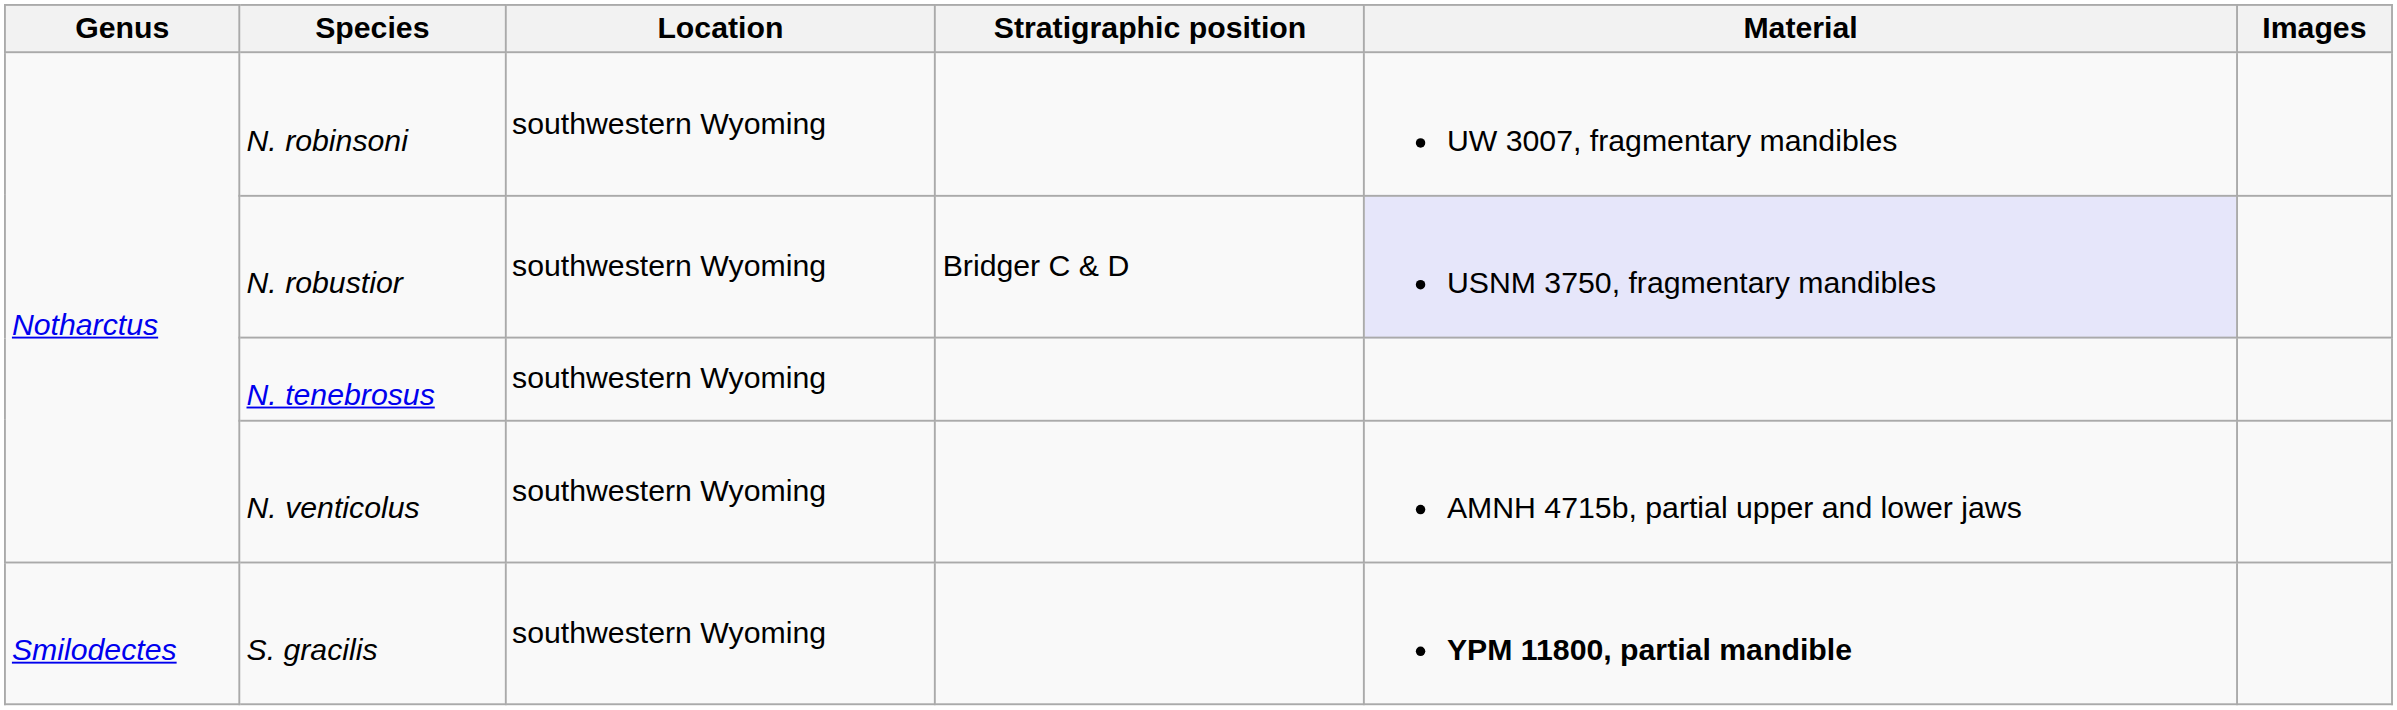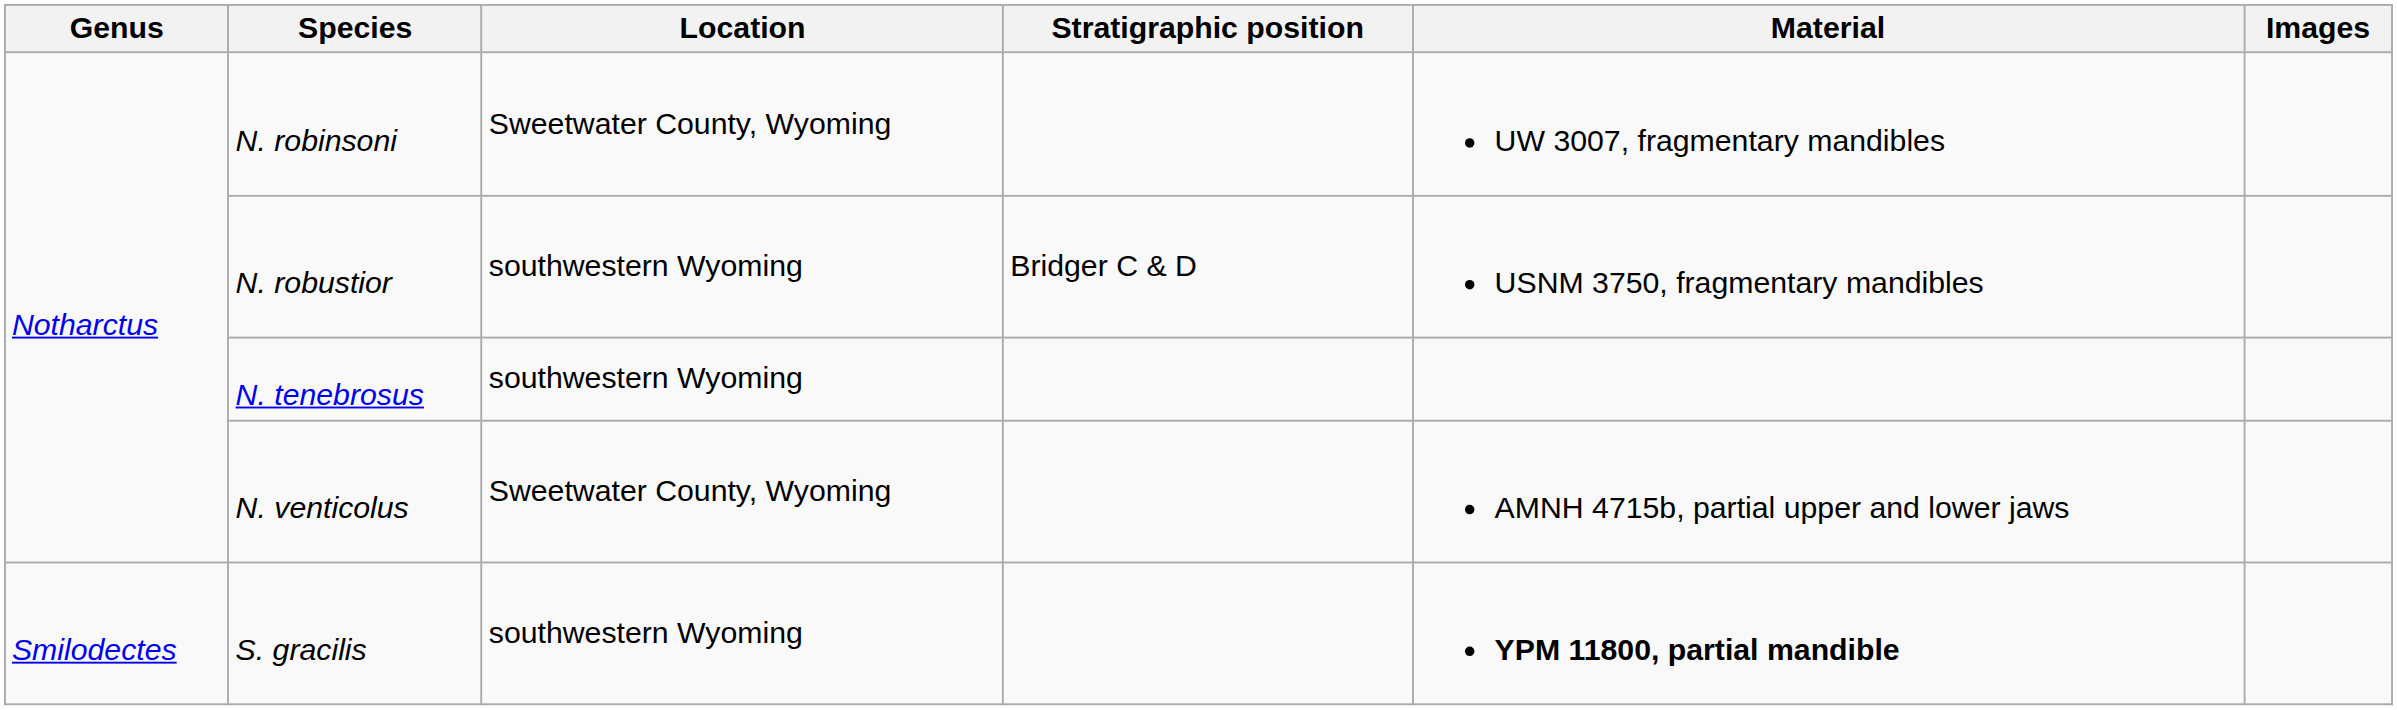(669, 123) southwestern Wyoming -> (690, 123) Sweetwater County, Wyoming
(1801, 284) lavender background -> (1828, 284) no background
(669, 490) southwestern Wyoming -> (690, 490) Sweetwater County, Wyoming
